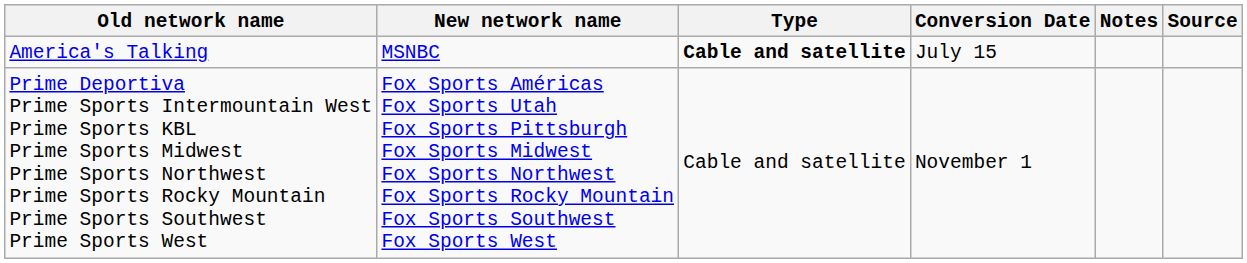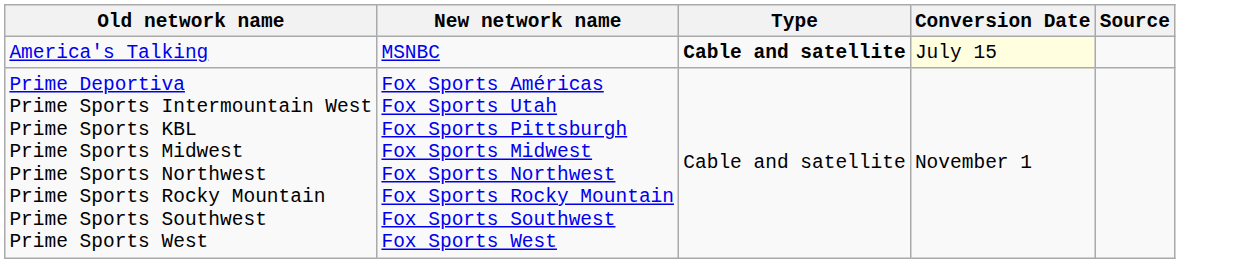- column: (1129, 21)
(956, 52) no background -> (956, 52) lightyellow background
